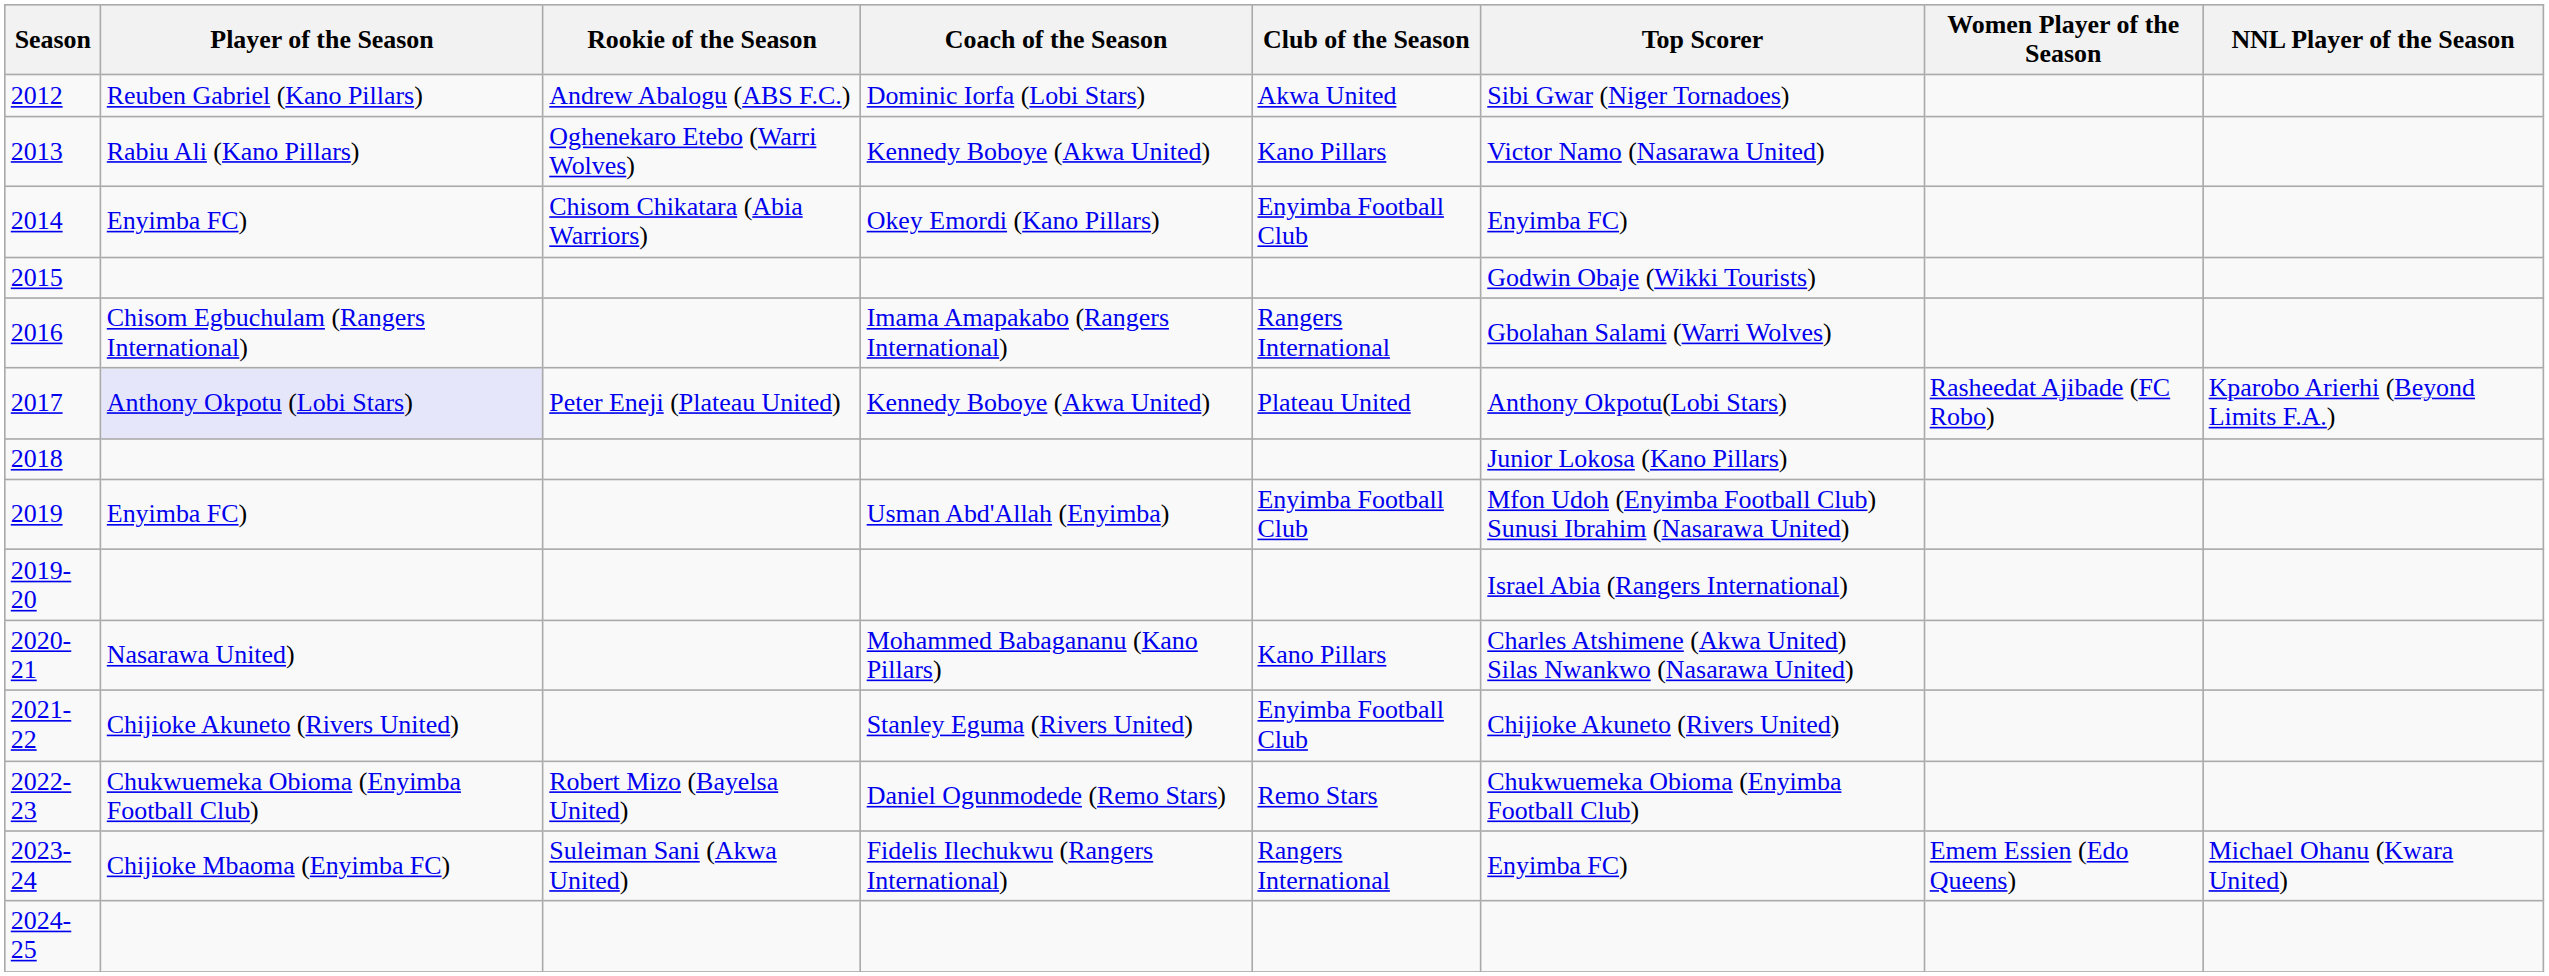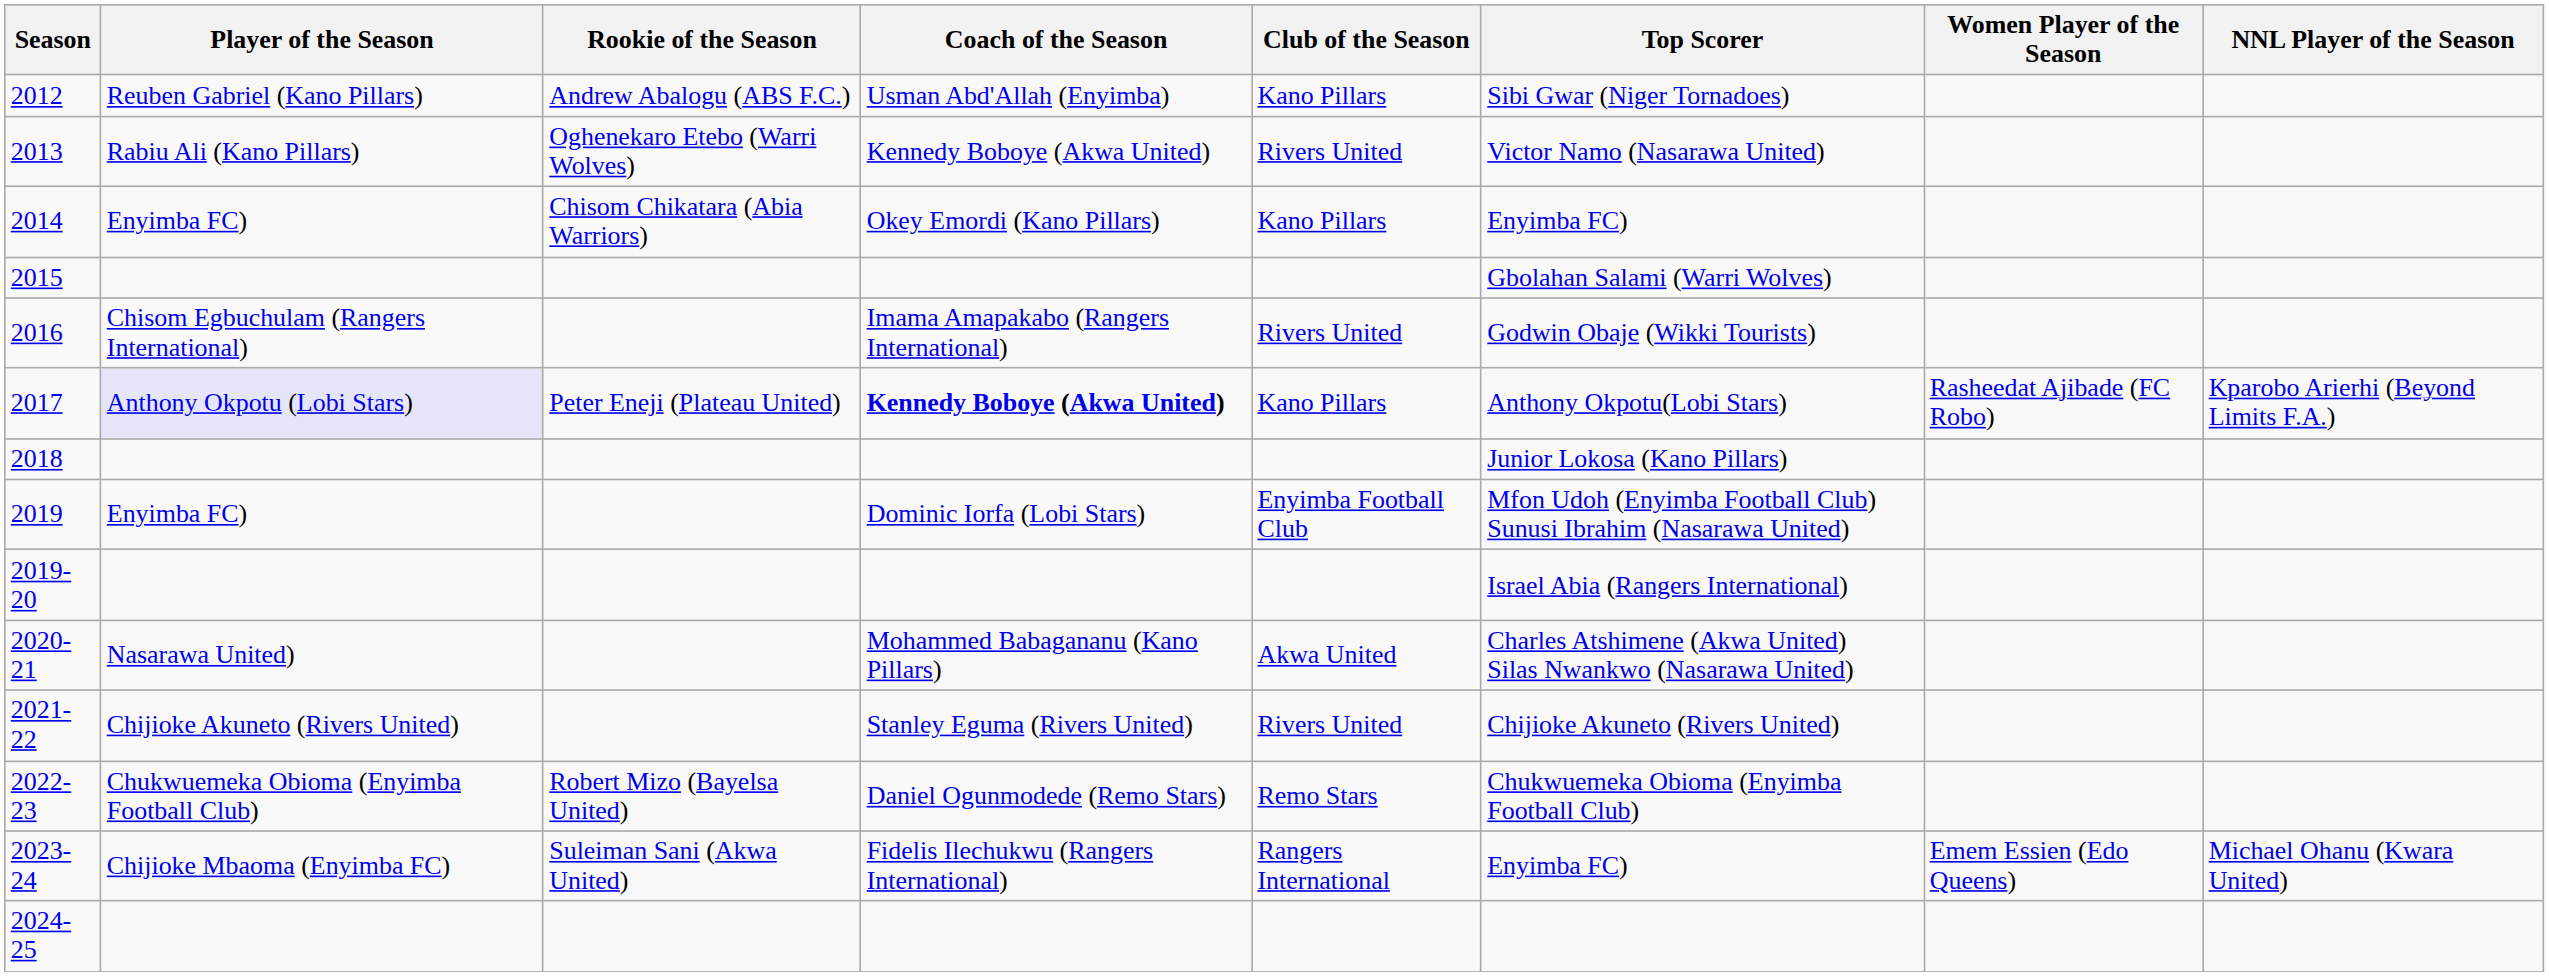(1006, 95) Dominic Iorfa (Lobi Stars) -> (1018, 95) Usman Abd'Allah (Enyimba)
(1327, 95) Akwa United -> (1322, 95) Kano Pillars
(1322, 151) Kano Pillars -> (1330, 151) Rivers United
(1351, 221) Enyimba Football Club -> (1322, 221) Kano Pillars
(1652, 276) Godwin Obaje (Wikki Tourists) -> (1659, 276) Gbolahan Salami (Warri Wolves)
(1324, 332) Rangers International -> (1330, 332) Rivers United
(1659, 332) Gbolahan Salami (Warri Wolves) -> (1652, 332) Godwin Obaje (Wikki Tourists)
(1038, 402) normal -> (1046, 402) bold
(1334, 402) Plateau United -> (1322, 402) Kano Pillars
(1018, 514) Usman Abd'Allah (Enyimba) -> (1006, 514) Dominic Iorfa (Lobi Stars)
(1322, 654) Kano Pillars -> (1327, 654) Akwa United
(1351, 725) Enyimba Football Club -> (1330, 725) Rivers United
